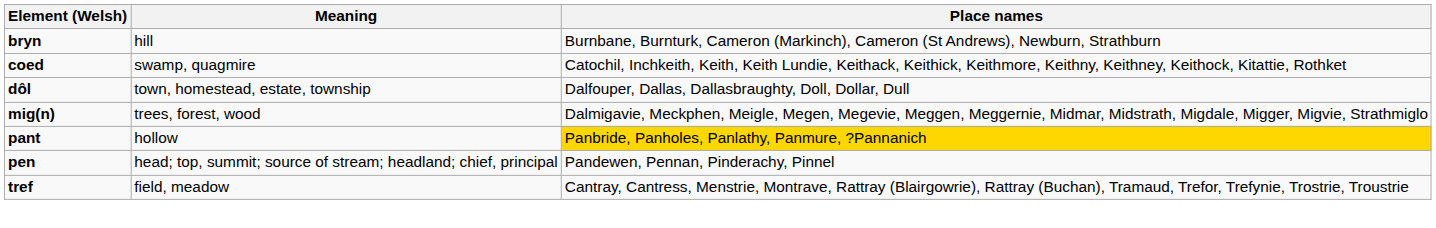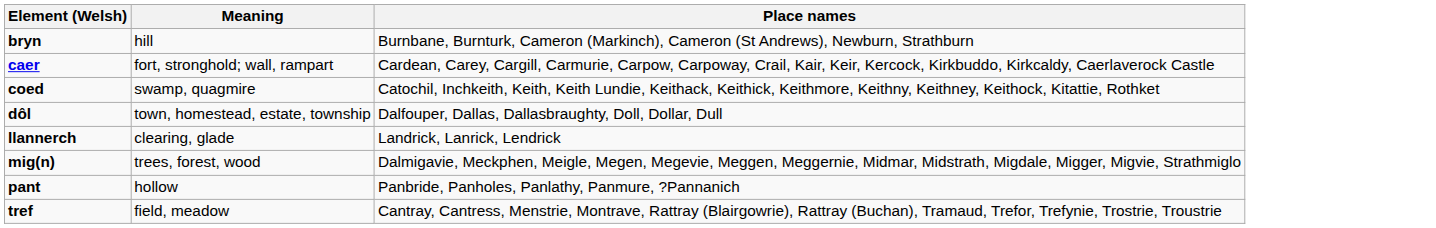+ row: (24, 65)
+ row: (42, 138)
(746, 138) gold background -> (559, 187) no background
- row: (22, 162)
